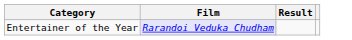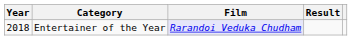+ column: (18, 12)
